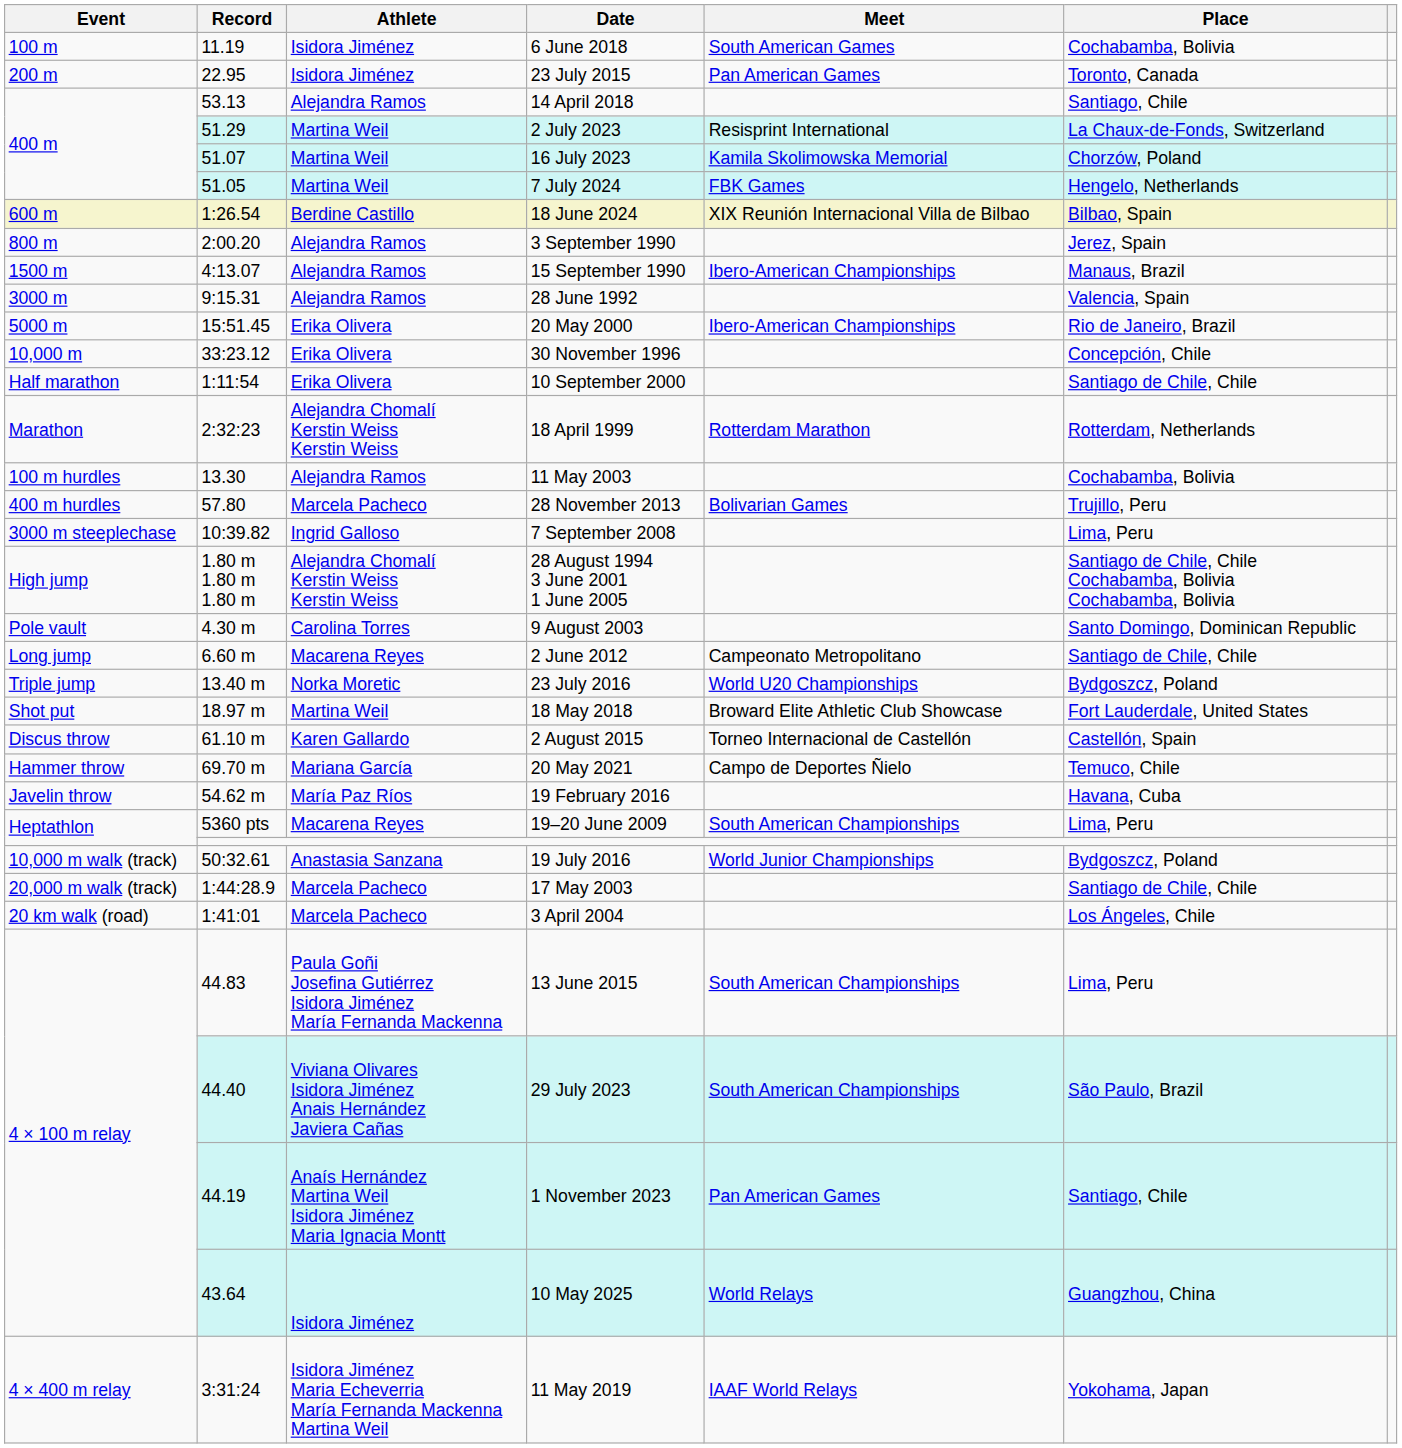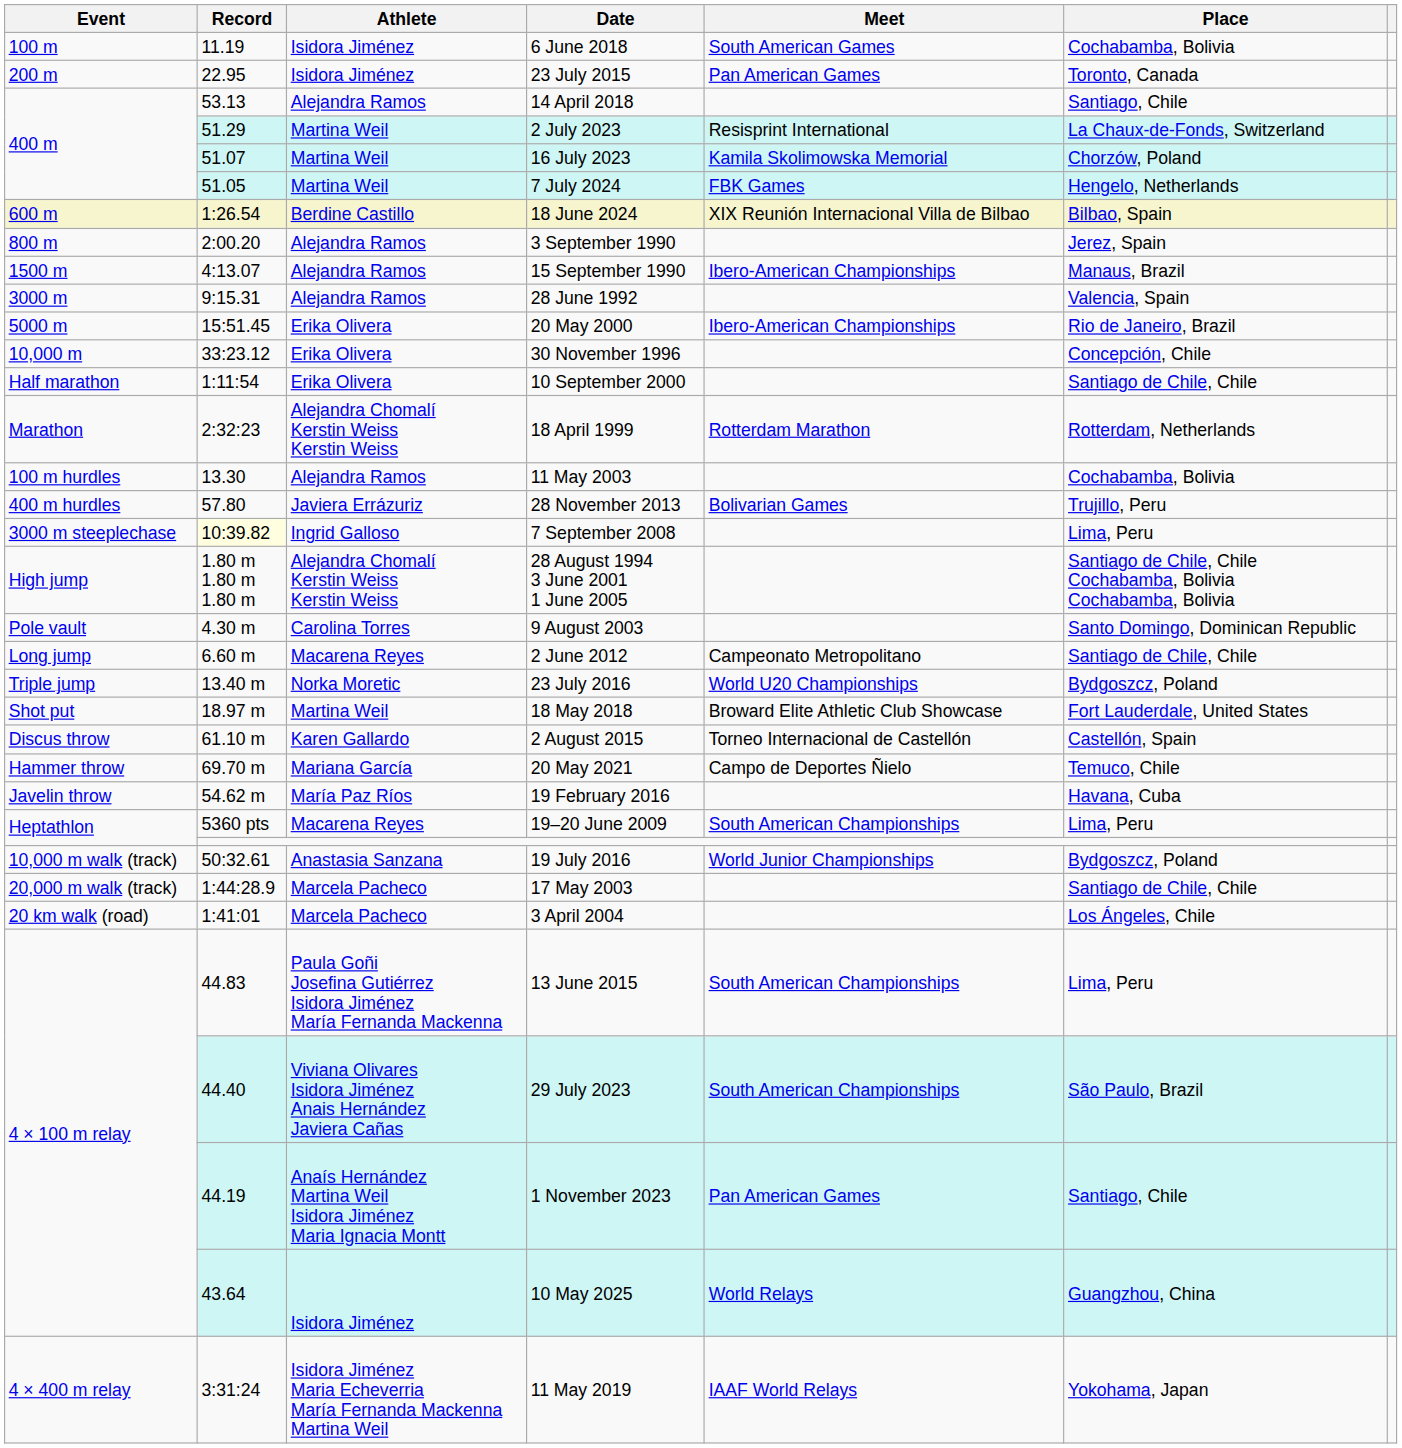(359, 505) Marcela Pacheco -> (357, 505) Javiera Errázuriz
(236, 533) no background -> (236, 533) lightyellow background
